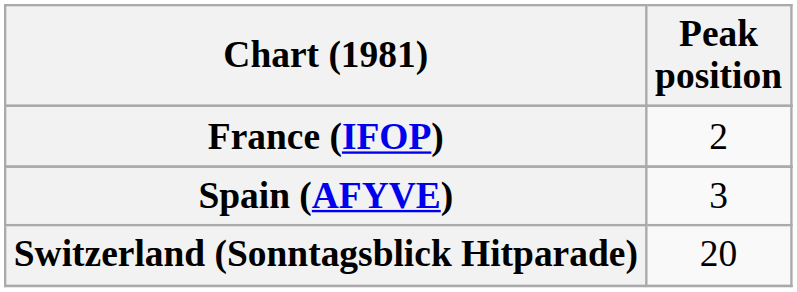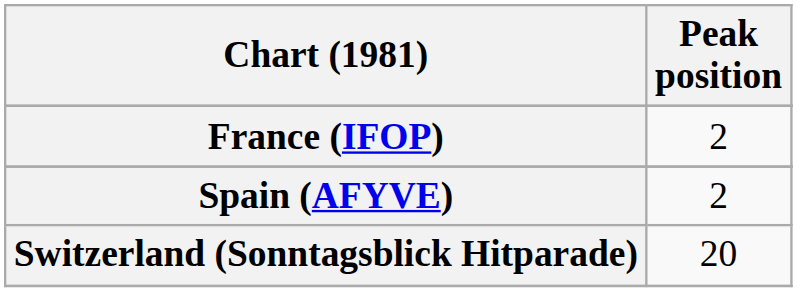(719, 195) 3 -> (719, 195) 2
